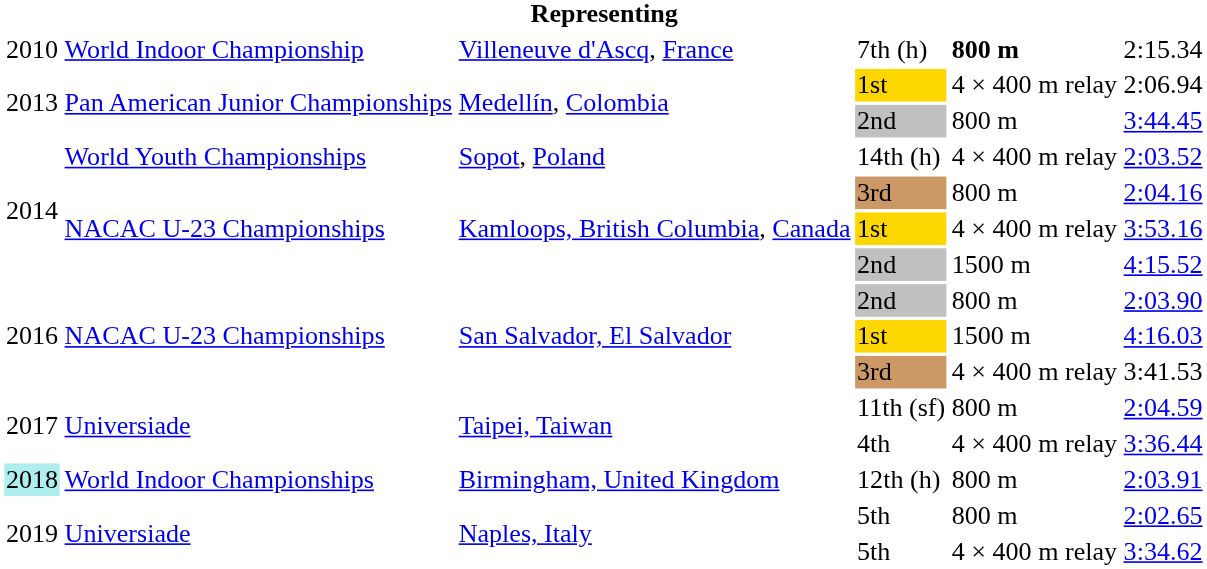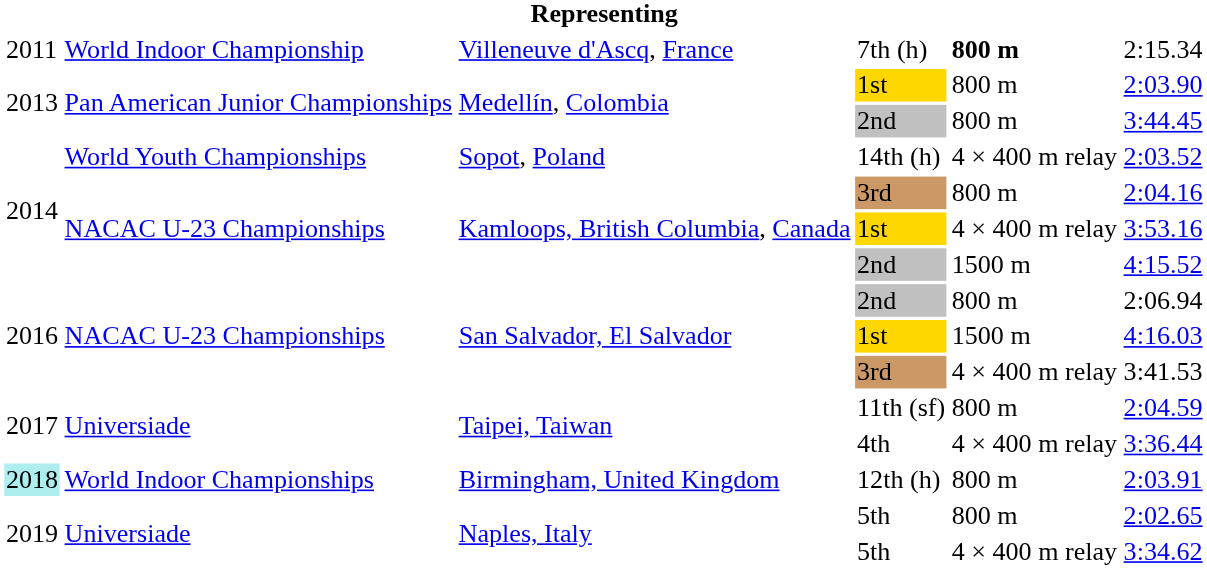(32, 49) 2010 -> (31, 49) 2011
(1034, 84) 4 × 400 m relay -> (985, 84) 800 m
(1163, 84) 2:06.94 -> (1163, 84) 2:03.90
(1163, 300) 2:03.90 -> (1163, 300) 2:06.94
